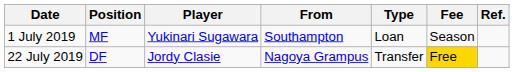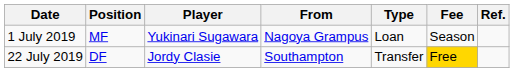(304, 36) Southampton -> (316, 36) Nagoya Grampus
(316, 57) Nagoya Grampus -> (304, 57) Southampton
